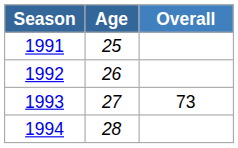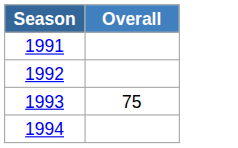- column: (112, 19)
(186, 102) 73 -> (132, 102) 75
